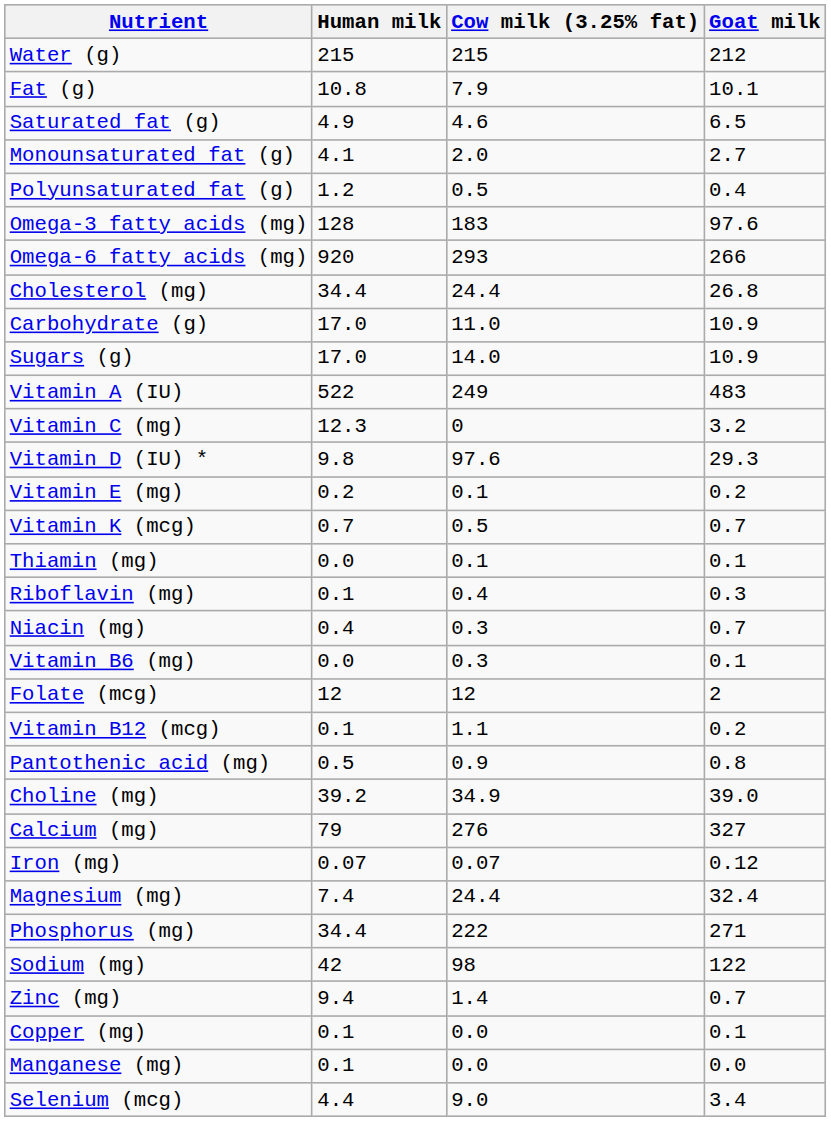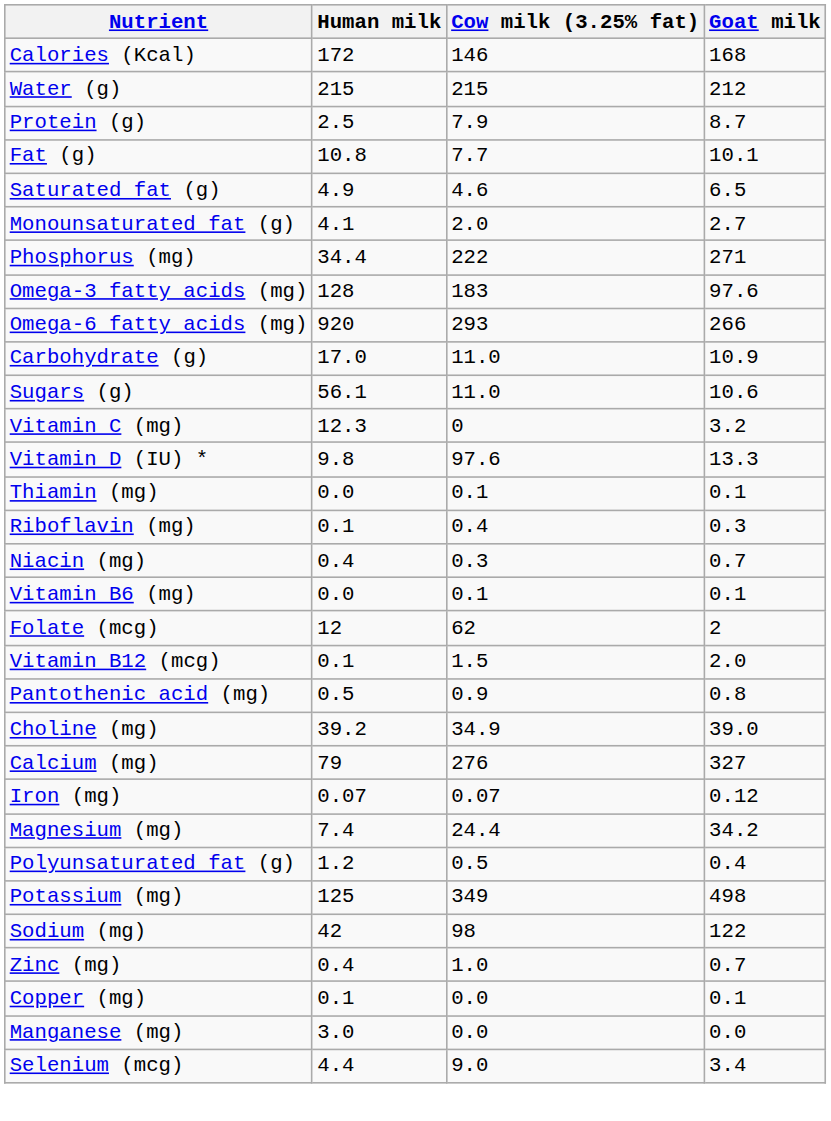+ row: (103, 55)
+ row: (78, 123)
(470, 89) 7.9 -> (470, 156) 7.7
rows swapped: (152, 190) <-> (103, 931)
- row: (109, 291)
(342, 359) 17.0 -> (342, 392) 56.1
(476, 359) 14.0 -> (476, 392) 11.0
(734, 359) 10.9 -> (734, 392) 10.6
- row: (97, 392)
(734, 460) 29.3 -> (734, 460) 13.3
- row: (97, 493)
- row: (103, 527)
(470, 662) 0.3 -> (470, 594) 0.1
(464, 695) 12 -> (464, 628) 62
(470, 729) 1.1 -> (470, 662) 1.5
(728, 729) 0.2 -> (728, 662) 2.0
(734, 898) 32.4 -> (734, 830) 34.2
+ row: (97, 898)
(336, 999) 9.4 -> (336, 965) 0.4
(470, 999) 1.4 -> (470, 965) 1.0
(336, 1066) 0.1 -> (336, 1032) 3.0
